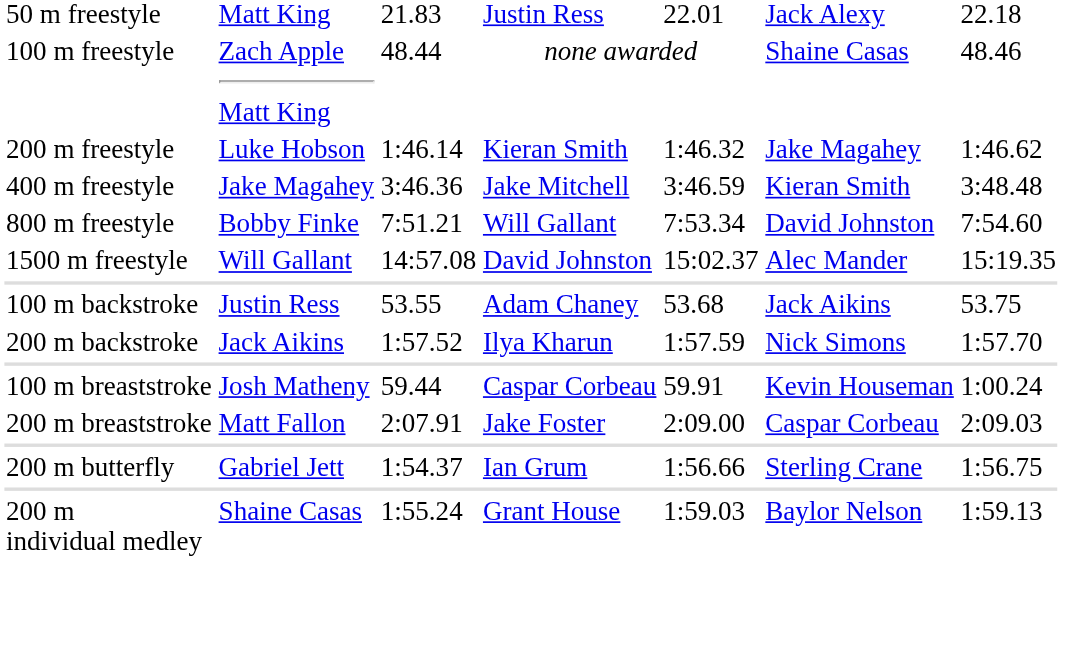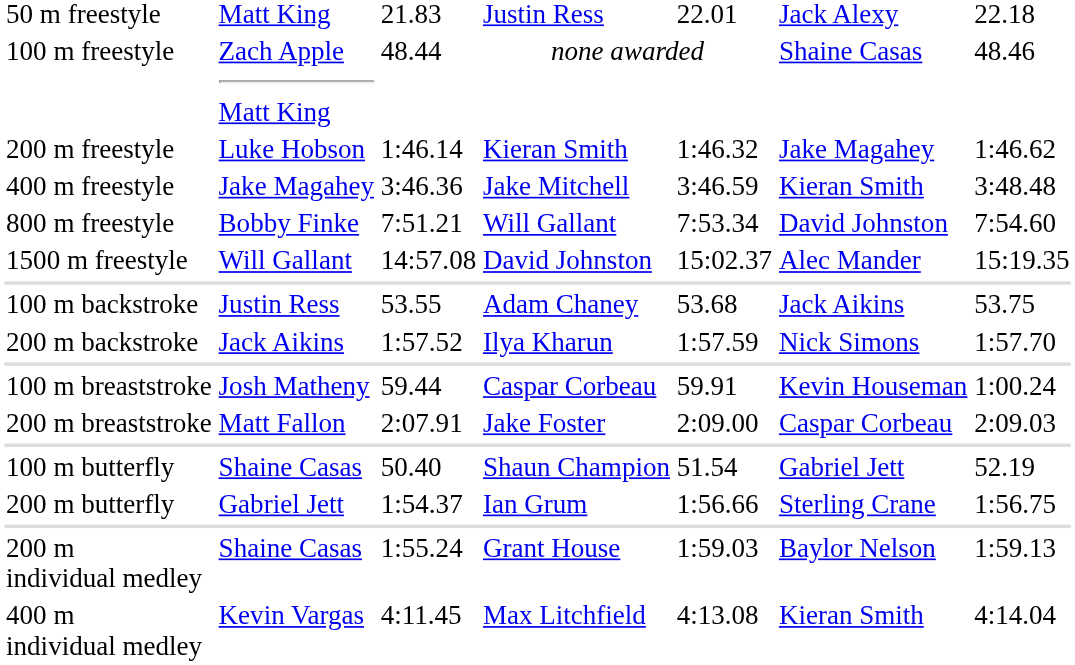+ row: (90, 466)
+ row: (104, 630)
